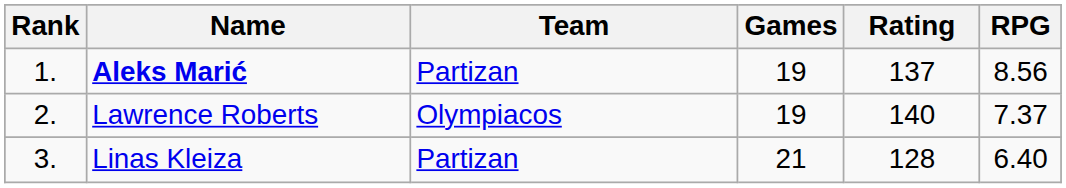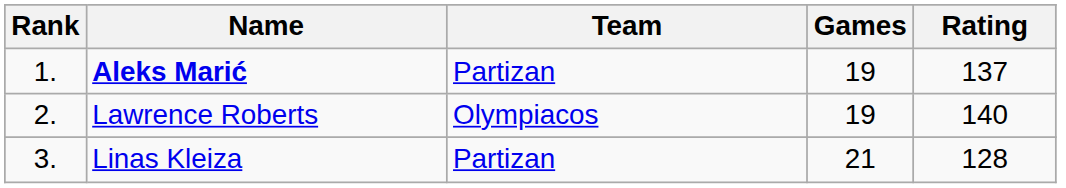- column: (1021, 26)
